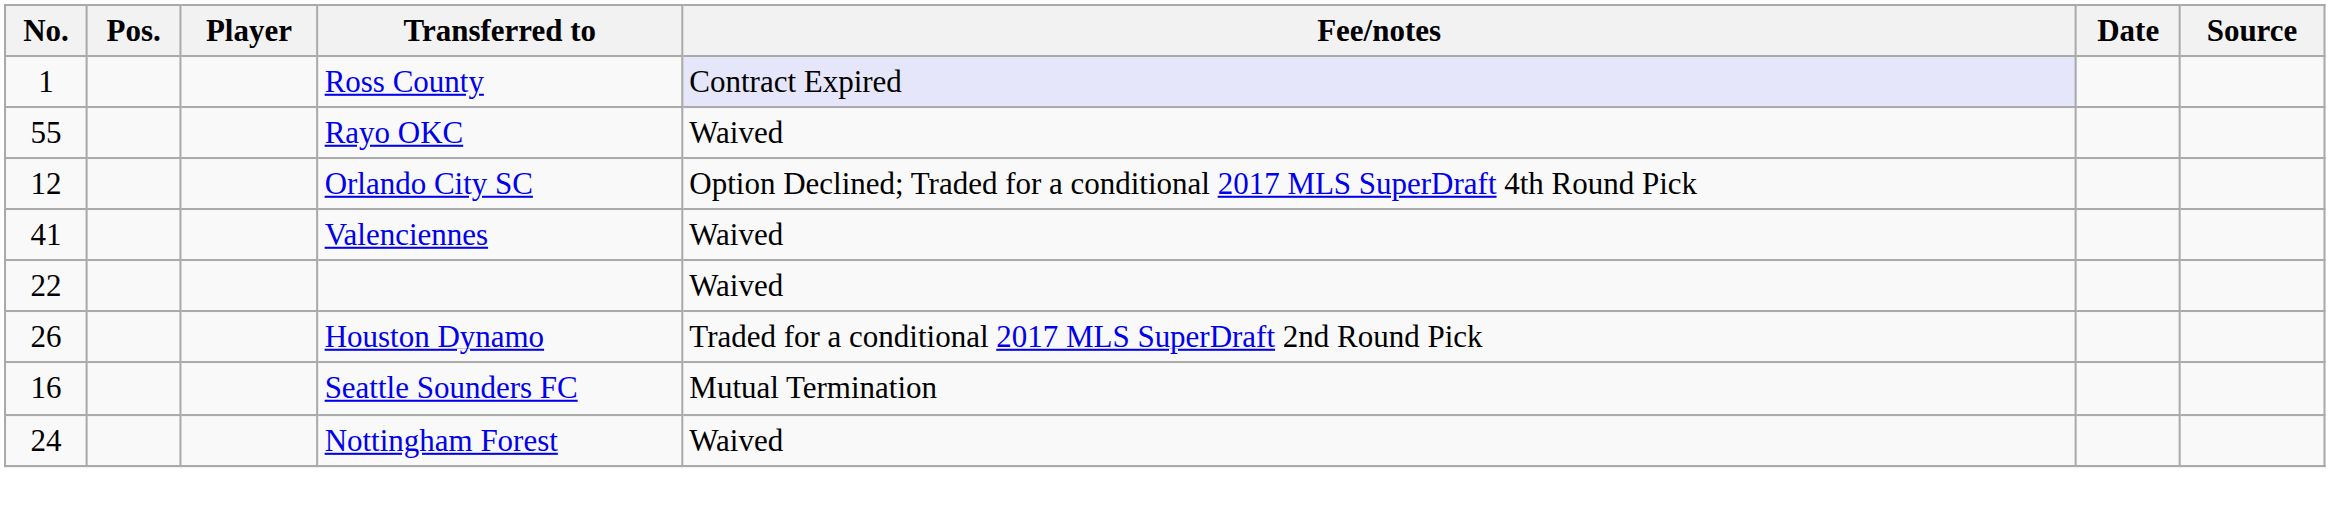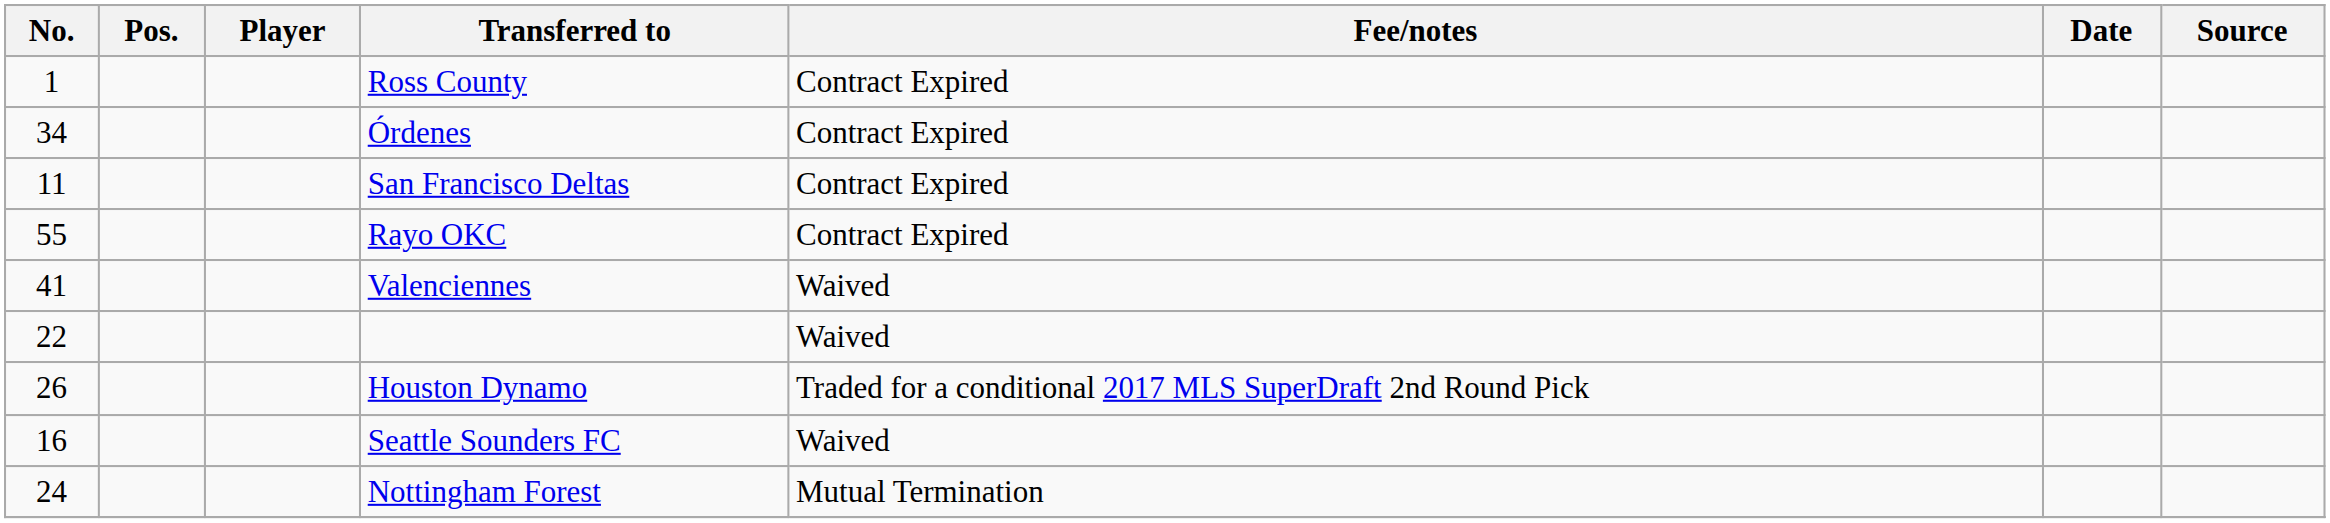(796, 81) lavender background -> (902, 81) no background
+ row: (52, 132)
+ row: (52, 183)
(736, 132) Waived -> (902, 234) Contract Expired
- row: (46, 183)
(813, 388) Mutual Termination -> (843, 439) Waived
(736, 439) Waived -> (920, 490) Mutual Termination
